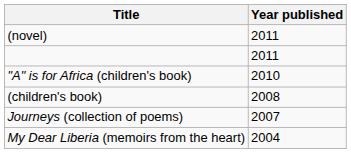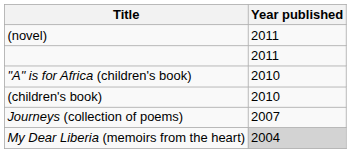(265, 96) 2008 -> (265, 96) 2010
(265, 138) no background -> (265, 138) lightgrey background
